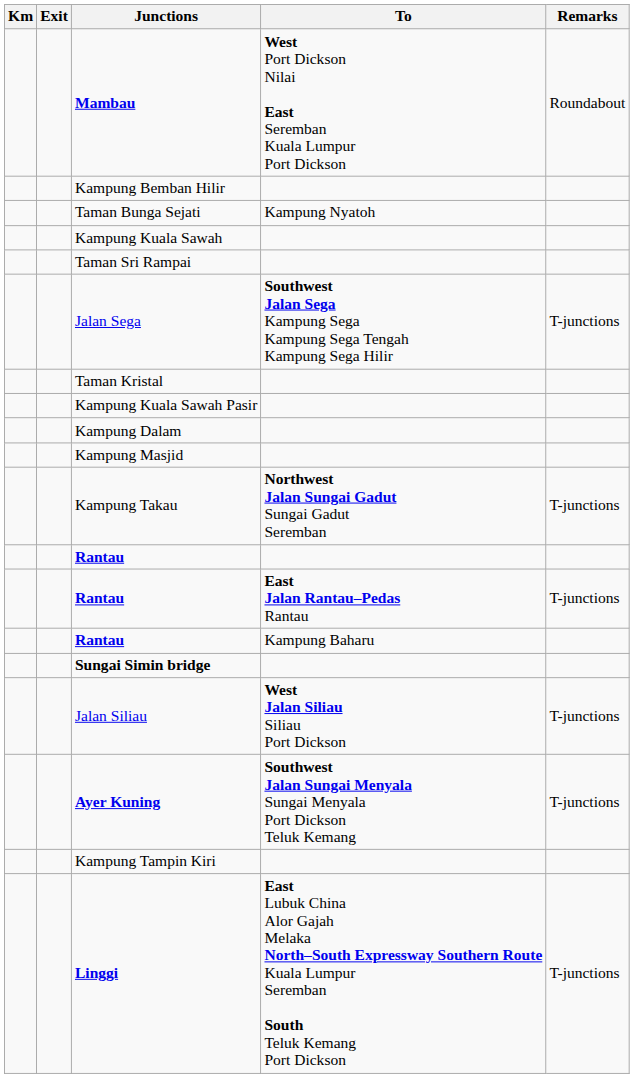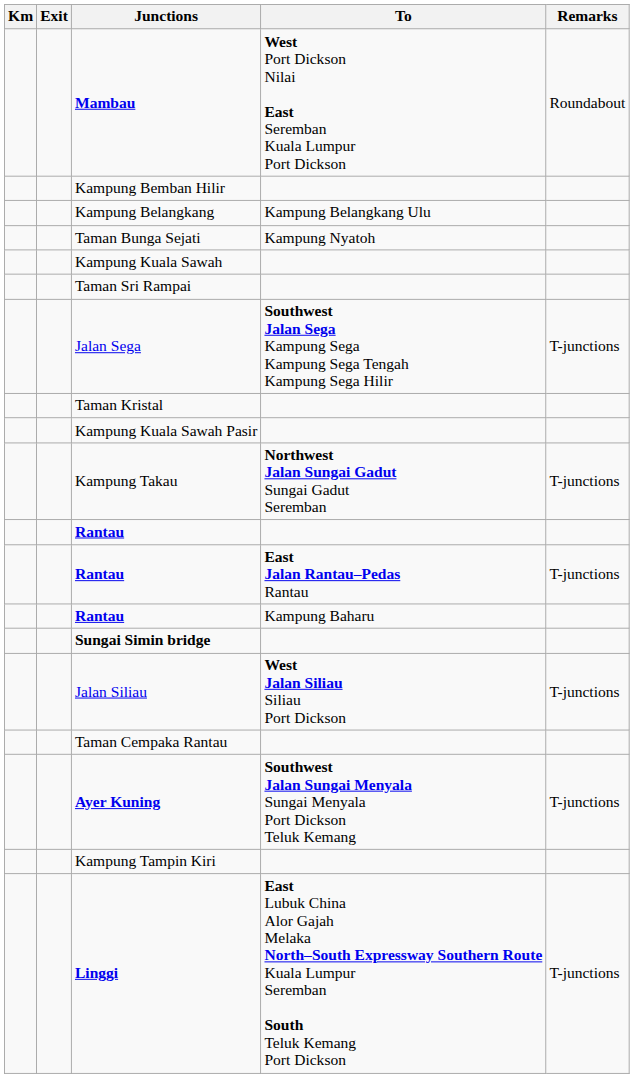+ row: (145, 212)
- row: (128, 430)
- row: (129, 455)
+ row: (151, 742)
